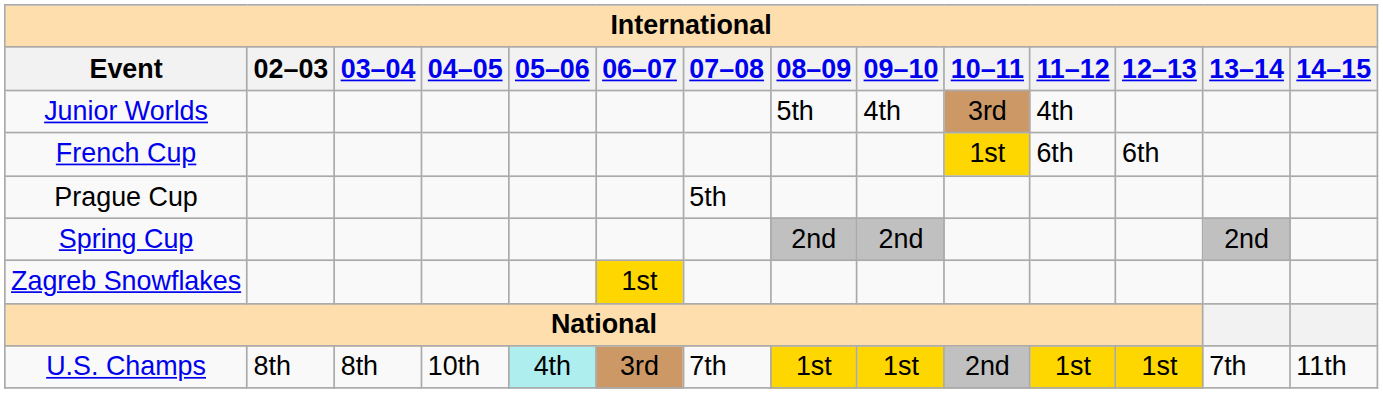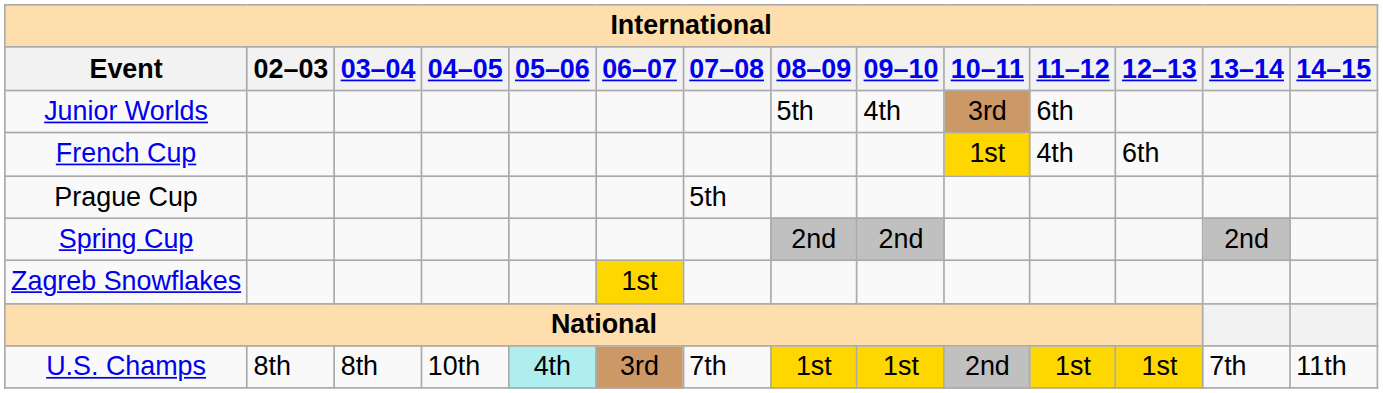(1055, 111) 4th -> (1055, 111) 6th
(1055, 153) 6th -> (1055, 153) 4th
